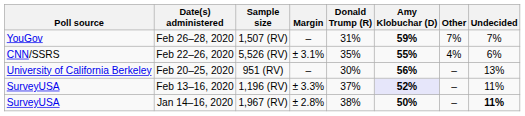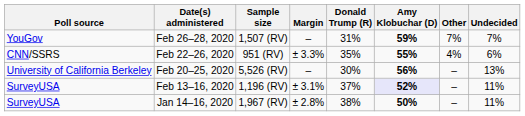(263, 55) 5,526 (RV) -> (263, 55) 951 (RV)
(308, 55) ± 3.1% -> (308, 55) ± 3.3%
(263, 71) 951 (RV) -> (263, 71) 5,526 (RV)
(308, 87) ± 3.3% -> (308, 87) ± 3.1%
(494, 103) bold -> (494, 103) normal
